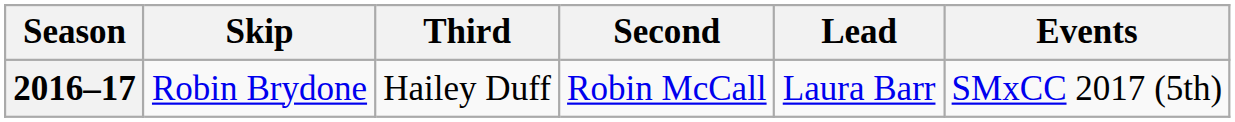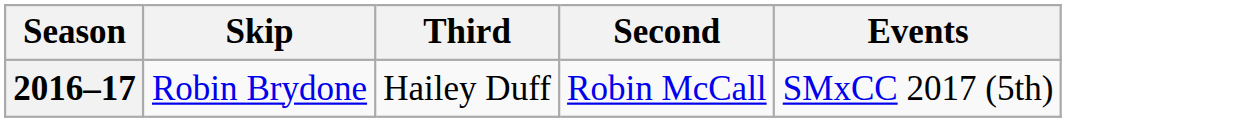- column: (859, 32)
